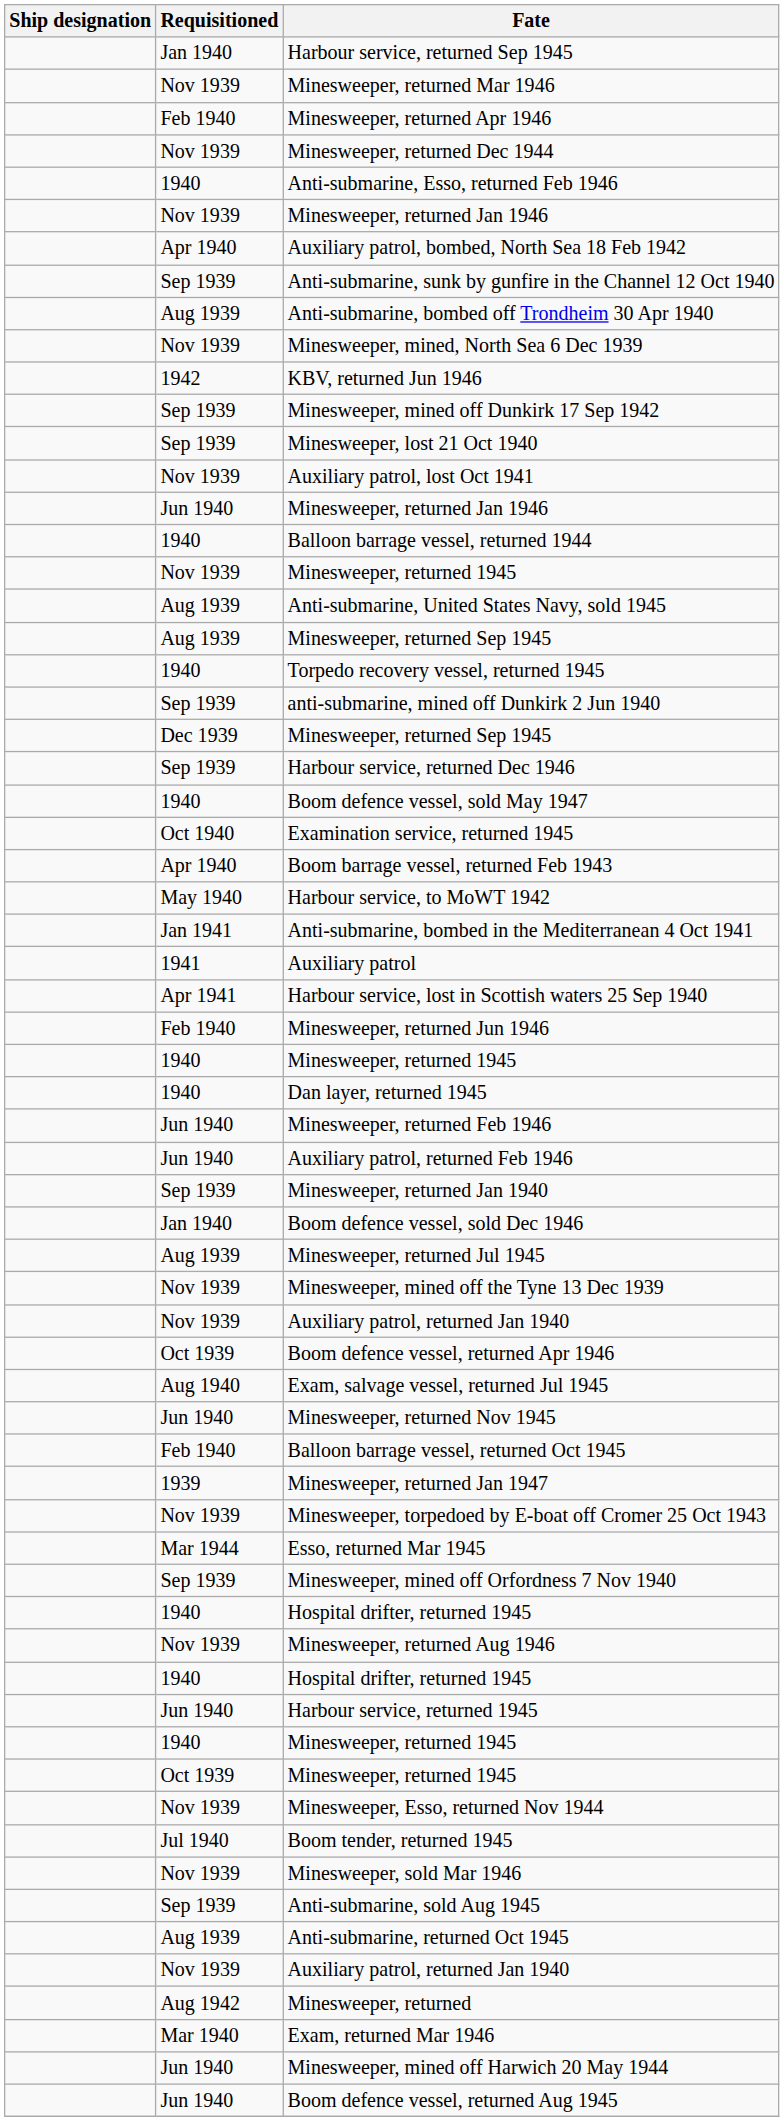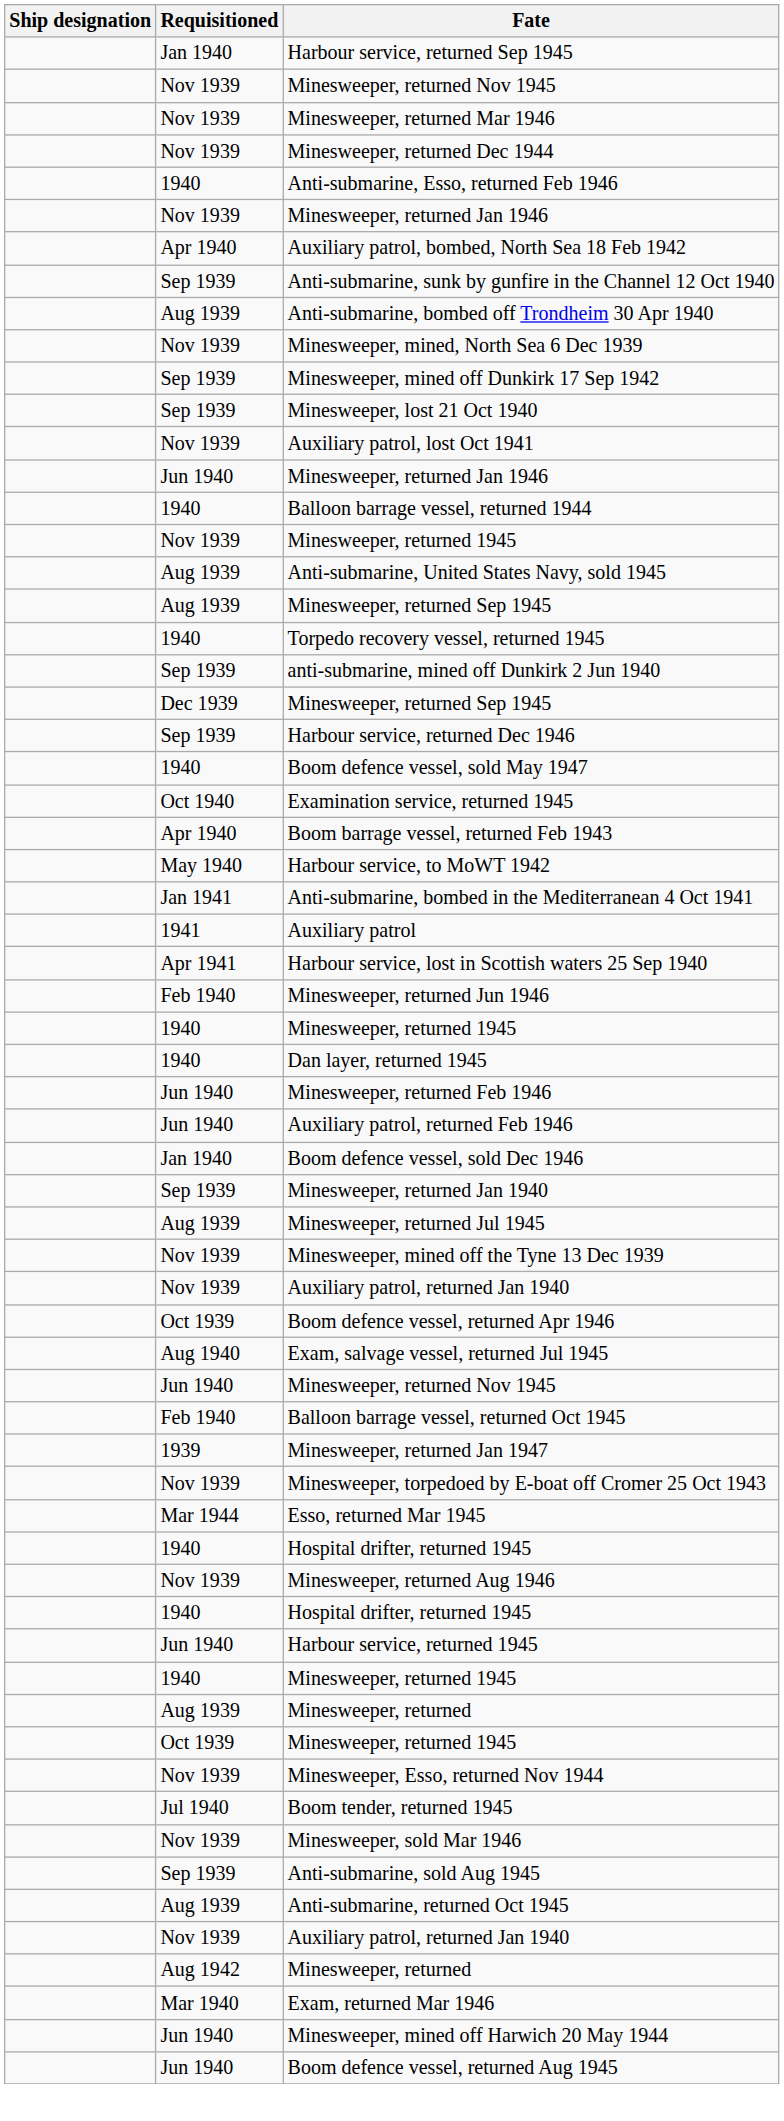+ row: (200, 85)
- row: (198, 117)
- row: (180, 377)
rows swapped: (198, 1189) <-> (196, 1222)
- row: (198, 1579)
+ row: (200, 1709)
